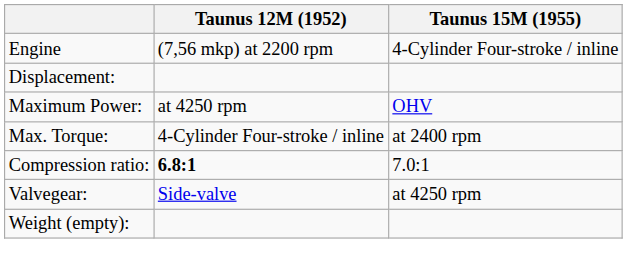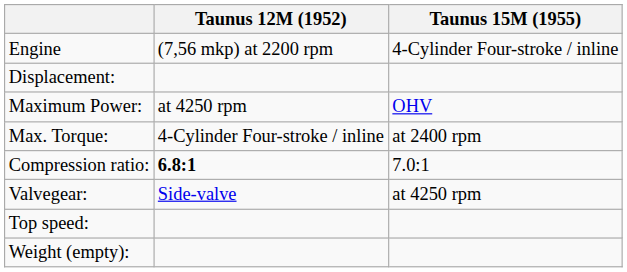+ row: (49, 223)
